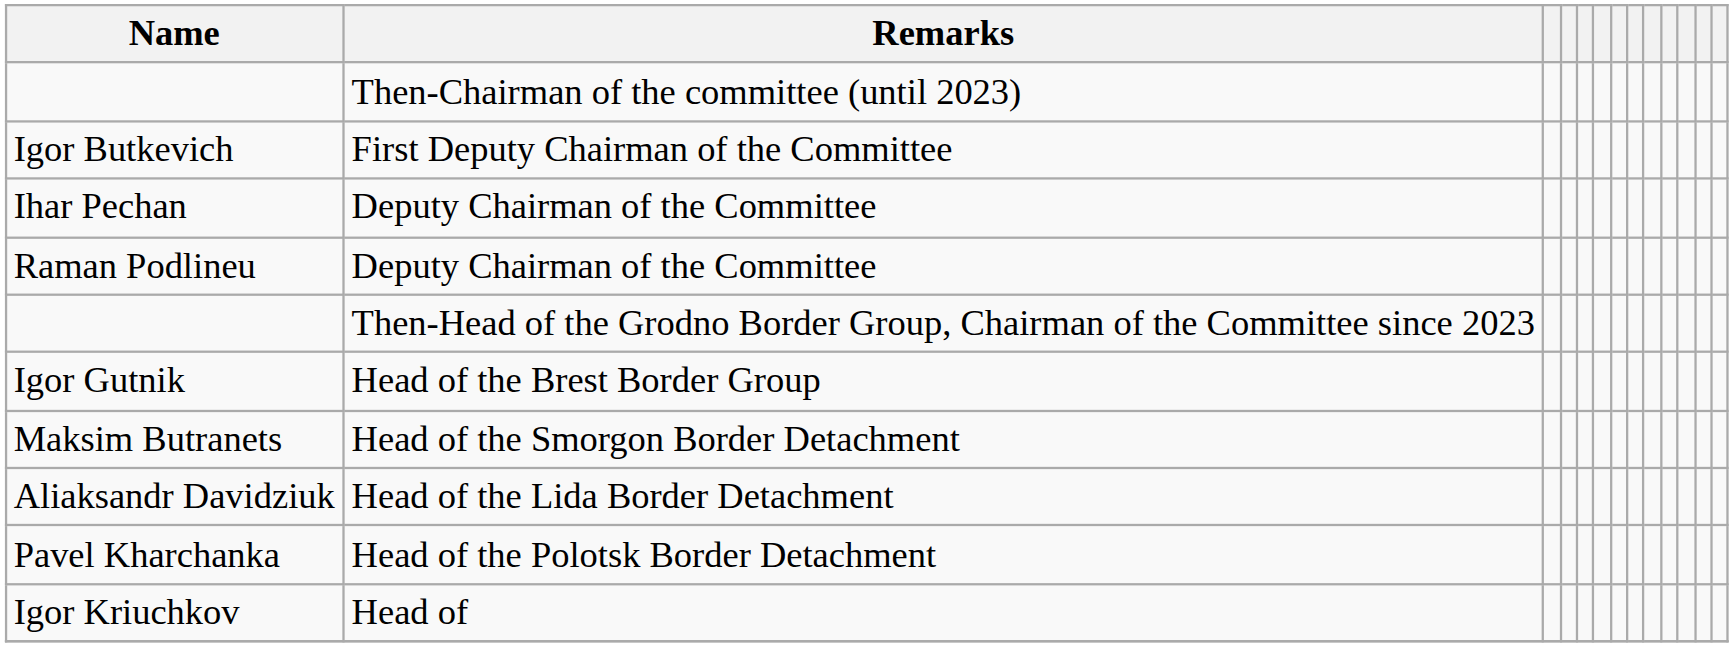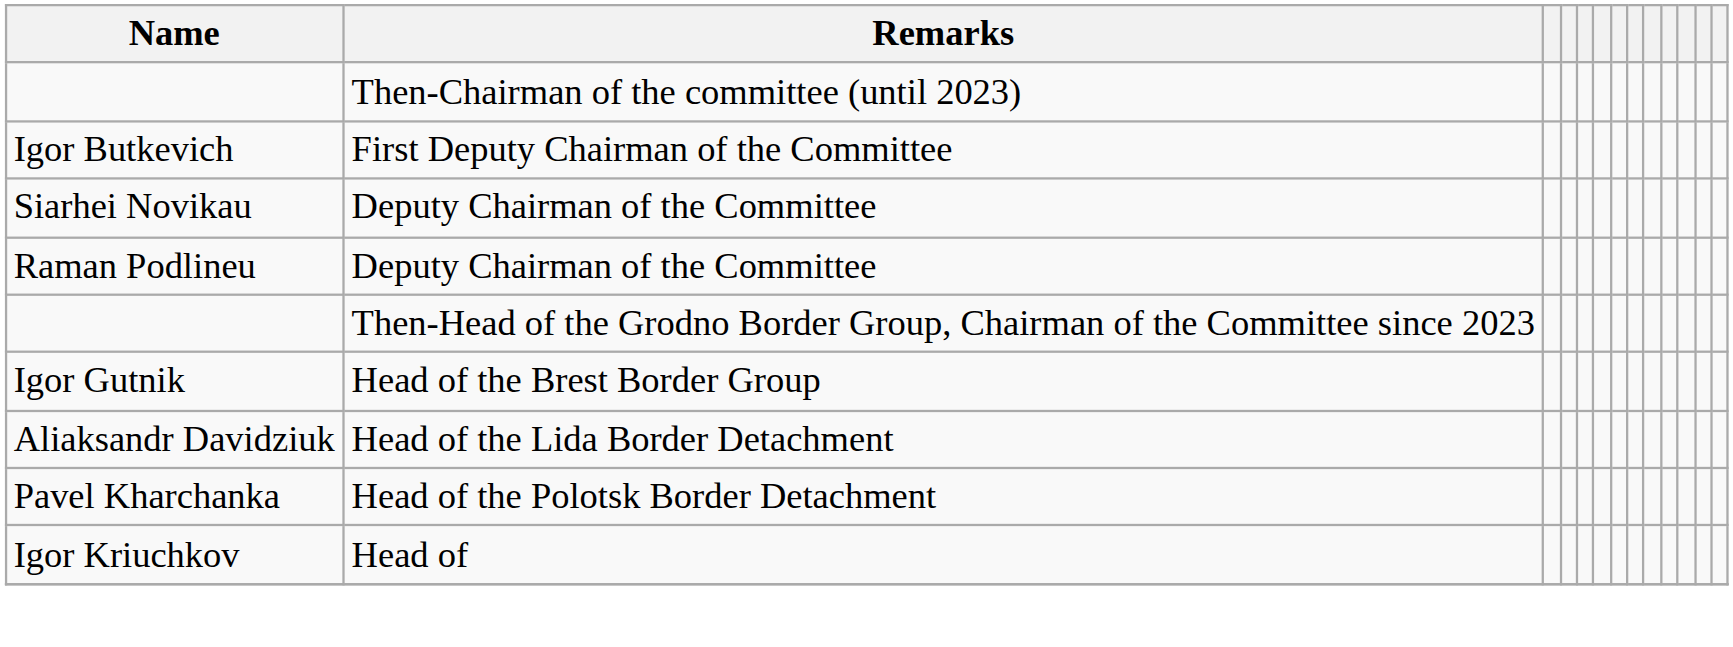+ row: (133, 206)
- row: (100, 206)
- row: (148, 438)
